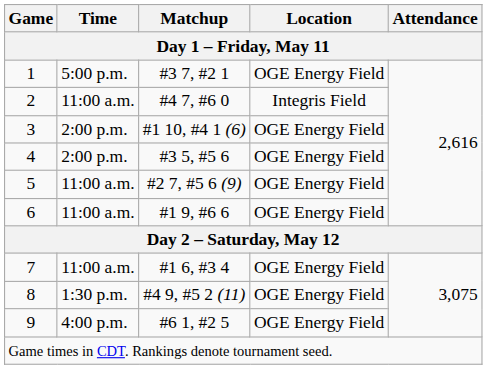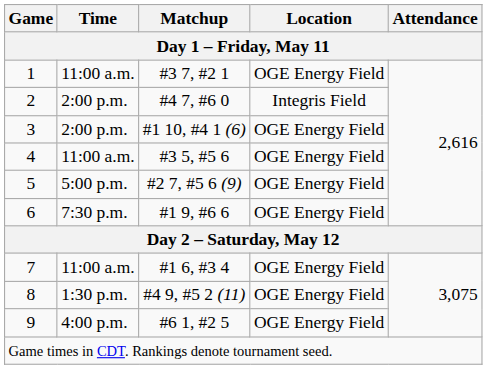(94, 73) 5:00 p.m. -> (98, 73) 11:00 a.m.
(98, 101) 11:00 a.m. -> (94, 101) 2:00 p.m.
(94, 156) 2:00 p.m. -> (98, 156) 11:00 a.m.
(98, 184) 11:00 a.m. -> (94, 184) 5:00 p.m.
(98, 211) 11:00 a.m. -> (94, 211) 7:30 p.m.
